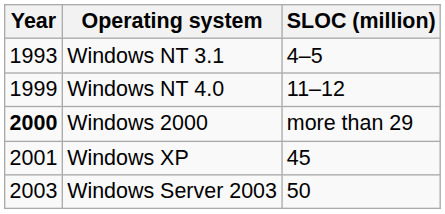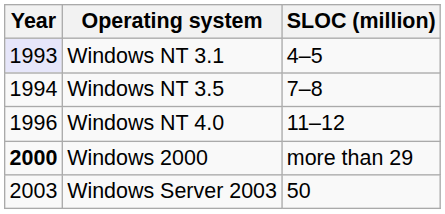(33, 55) no background -> (33, 55) lavender background
+ row: (146, 89)
(33, 89) 1999 -> (33, 123) 1996
- row: (128, 157)
